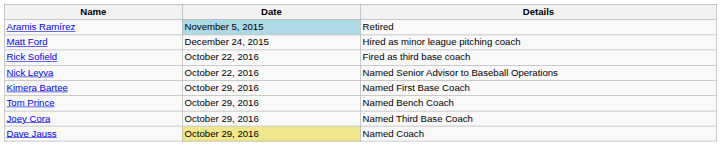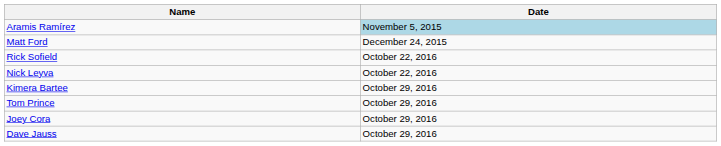- column: (538, 12)
(222, 133) khaki background -> (400, 133) no background
